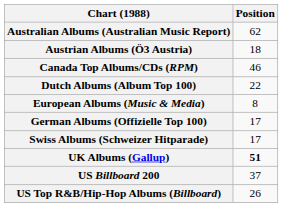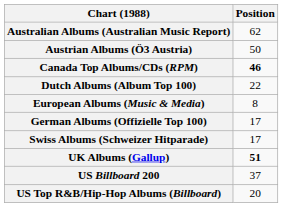(255, 49) 18 -> (255, 49) 50
(255, 67) normal -> (255, 67) bold
(255, 193) 26 -> (255, 193) 20
